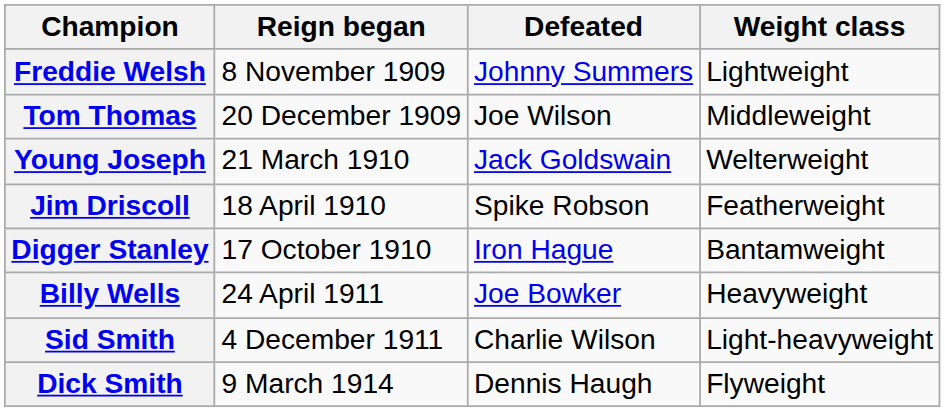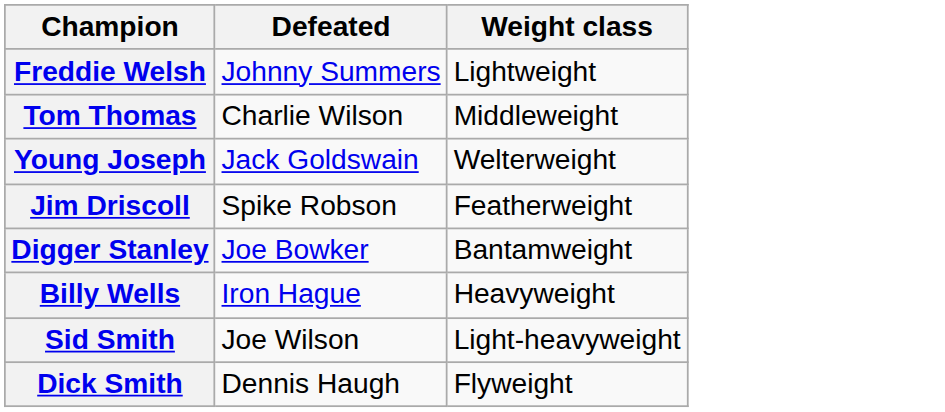- column: (341, 26)
(543, 116) Joe Wilson -> (312, 116) Charlie Wilson
(544, 250) Iron Hague -> (295, 250) Joe Bowker
(548, 294) Joe Bowker -> (291, 294) Iron Hague
(565, 339) Charlie Wilson -> (290, 339) Joe Wilson
